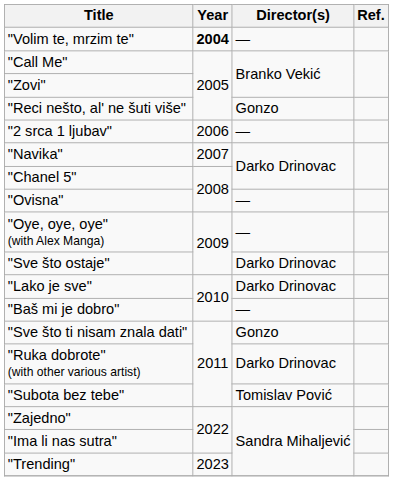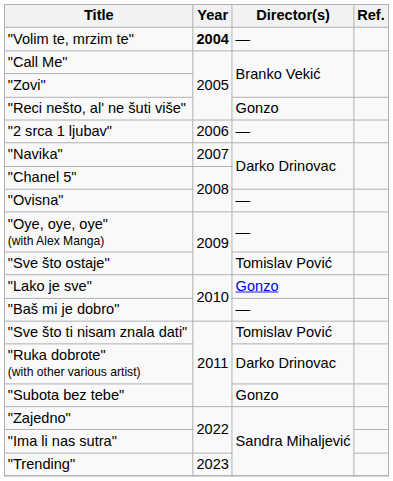(286, 263) Darko Drinovac -> (284, 263) Tomislav Pović
(286, 286) Darko Drinovac -> (257, 286) Gonzo
(257, 332) Gonzo -> (284, 332) Tomislav Pović
(284, 395) Tomislav Pović -> (257, 395) Gonzo
